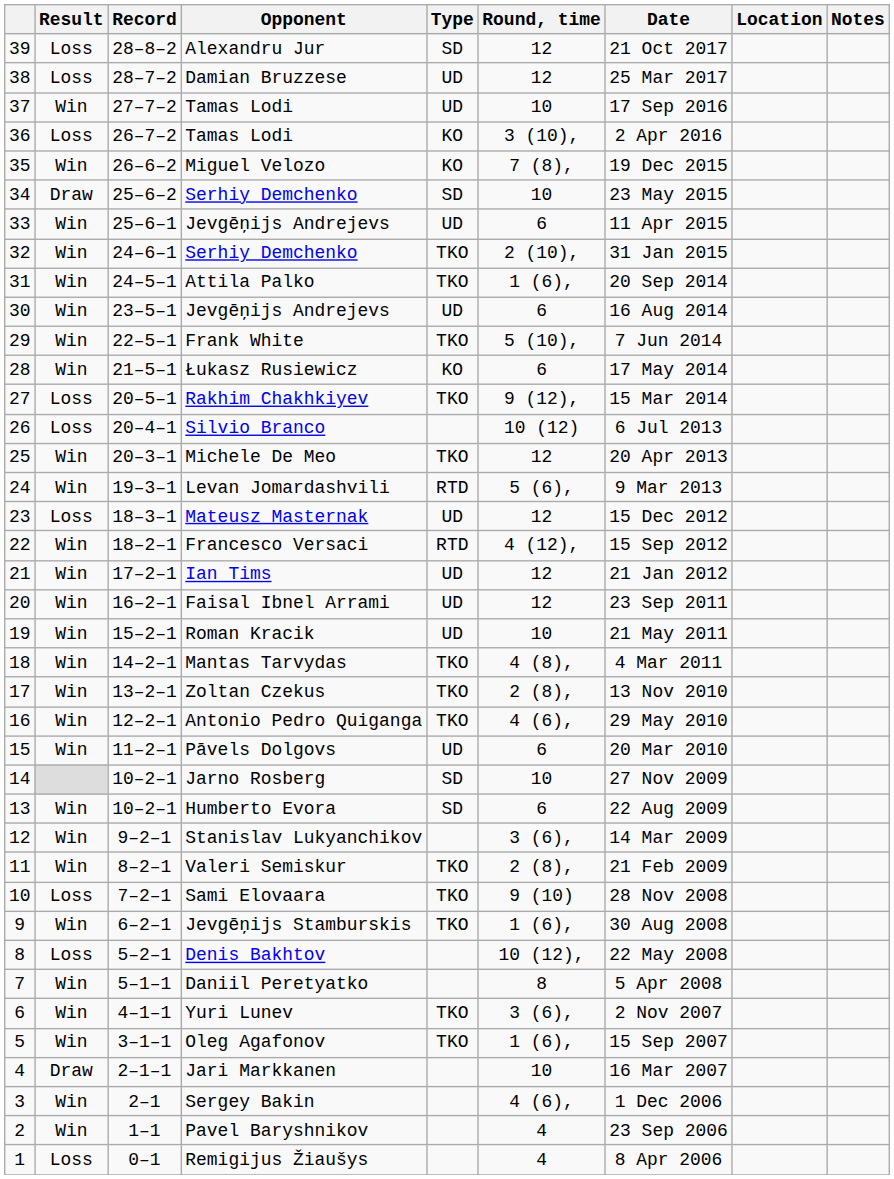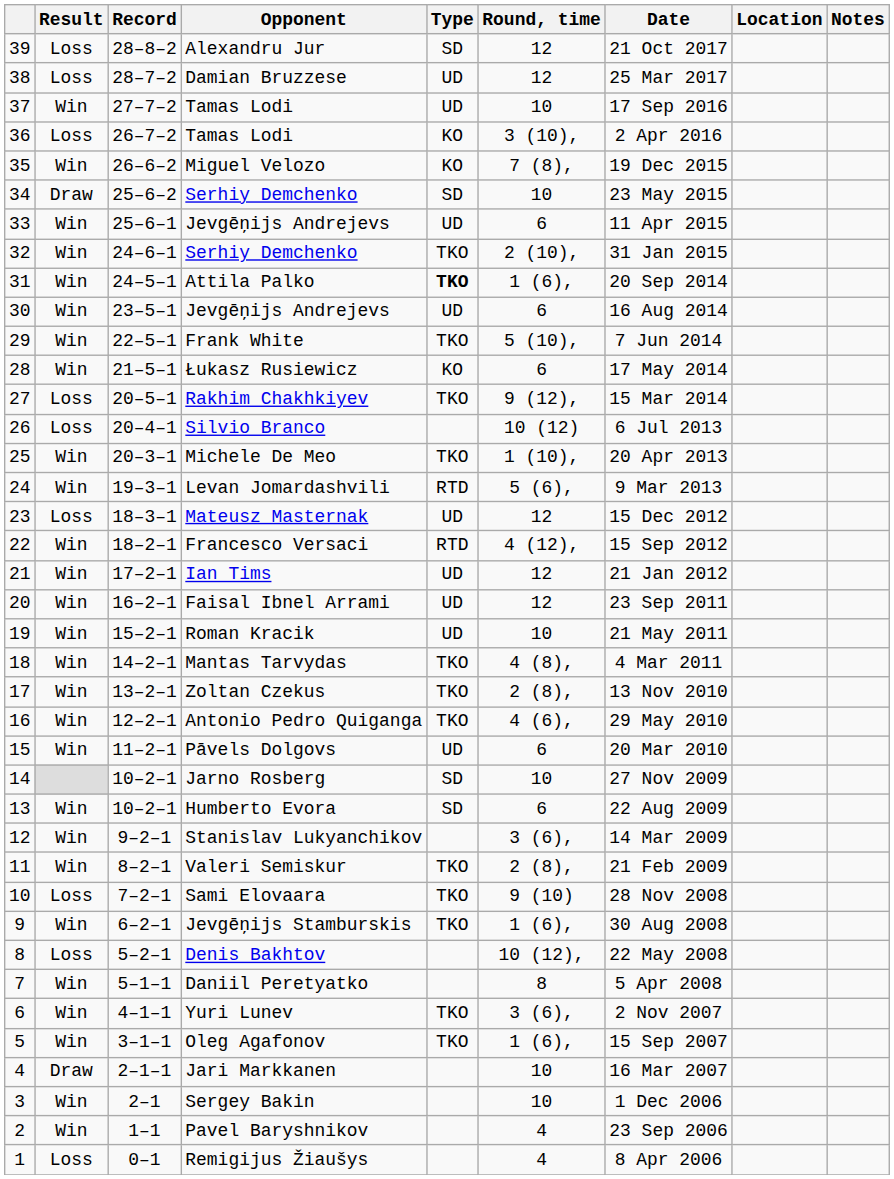(452, 282) normal -> (452, 282) bold
(542, 458) 12 -> (542, 458) 1 (10),
(542, 1101) 4 (6), -> (542, 1101) 10
